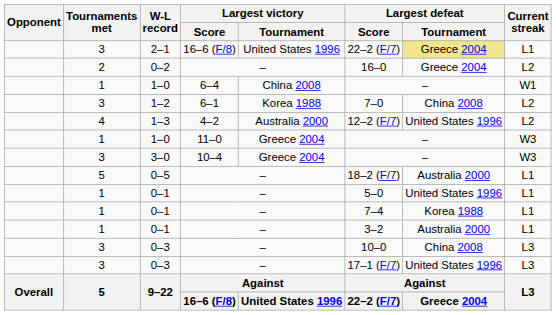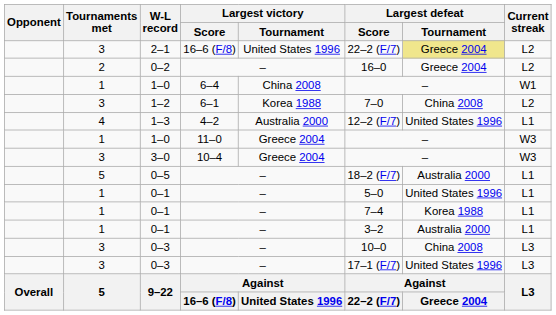(528, 50) L1 -> (528, 50) L2
(528, 122) L2 -> (528, 122) L1
